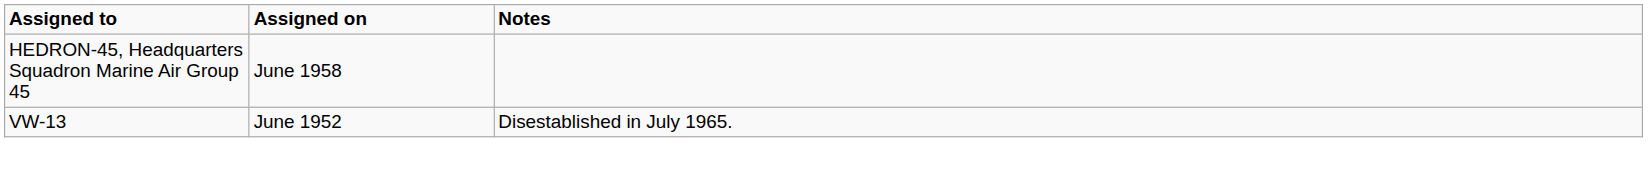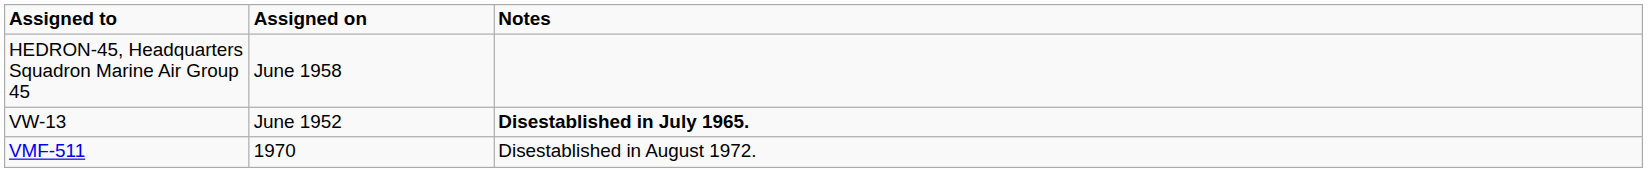(615, 121) normal -> (624, 121) bold
+ row: (47, 151)
